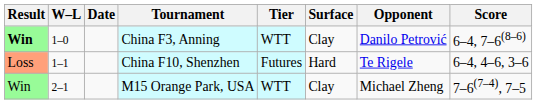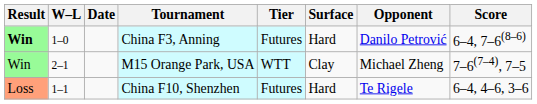(276, 39) WTT -> (281, 39) Futures
(321, 39) Clay -> (322, 39) Hard
rows swapped: (180, 62) <-> (188, 86)
